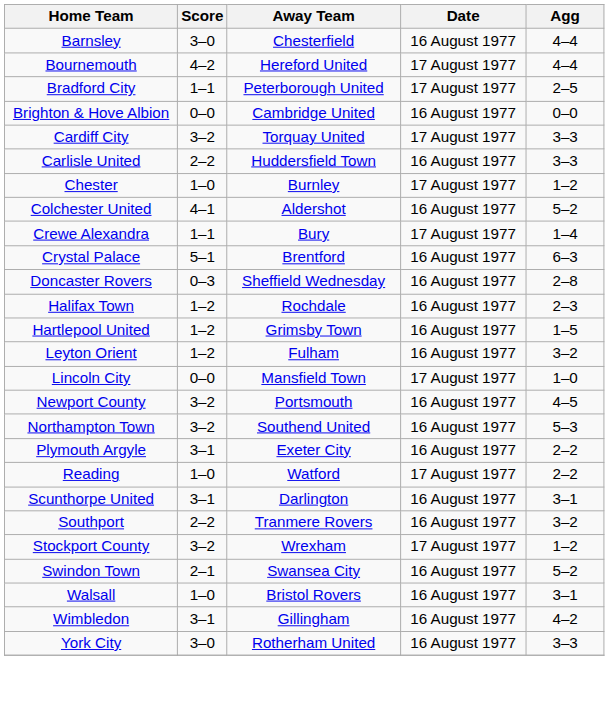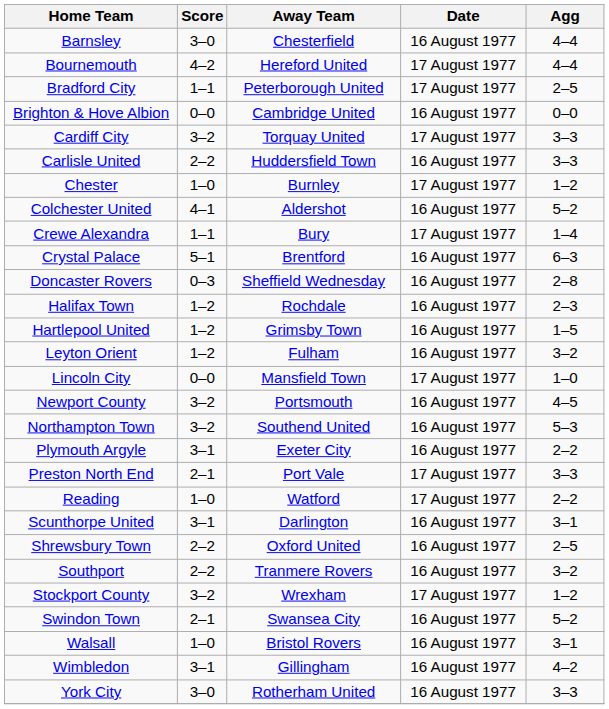+ row: (91, 474)
+ row: (91, 546)
